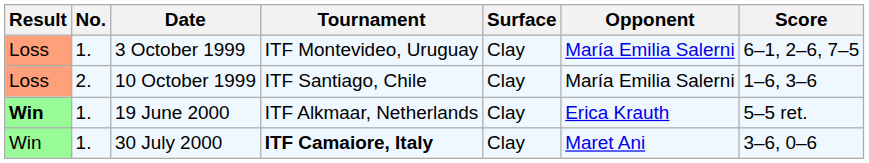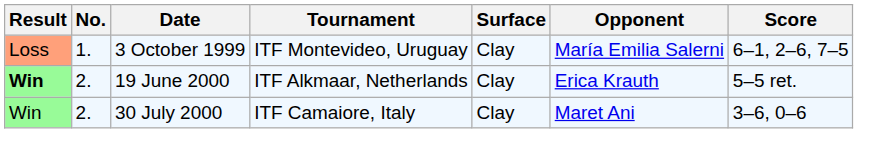- row: (185, 80)
(84, 111) 1. -> (84, 80) 2.
(84, 142) 1. -> (84, 111) 2.
(349, 142) bold -> (335, 111) normal
